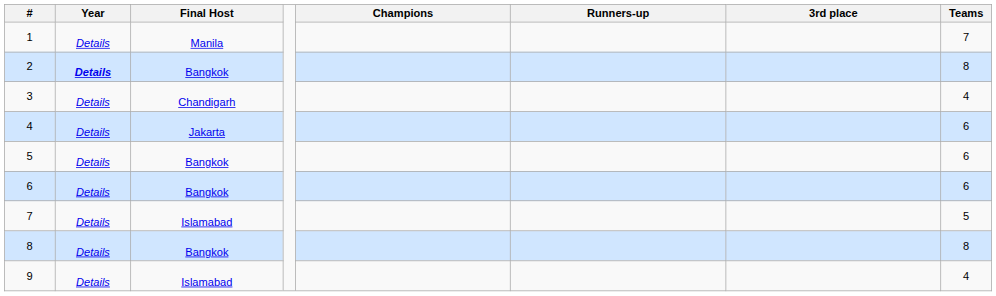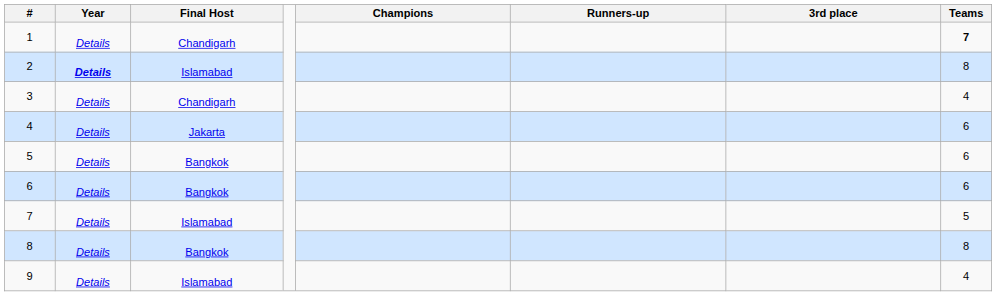(207, 43) Manila -> (207, 43) Chandigarh
(966, 37) normal -> (966, 37) bold
(207, 73) Bangkok -> (207, 73) Islamabad
